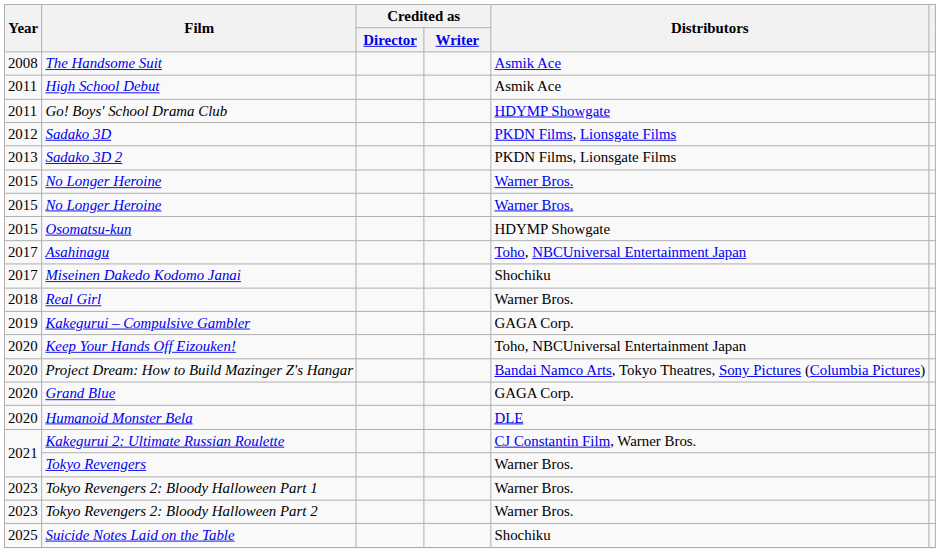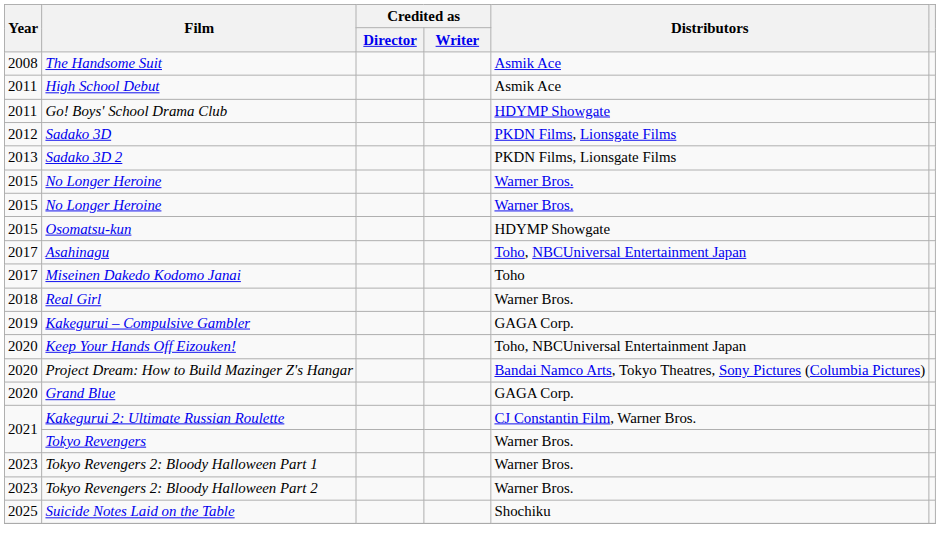(523, 275) Shochiku -> (510, 275) Toho
- row: (23, 417)
